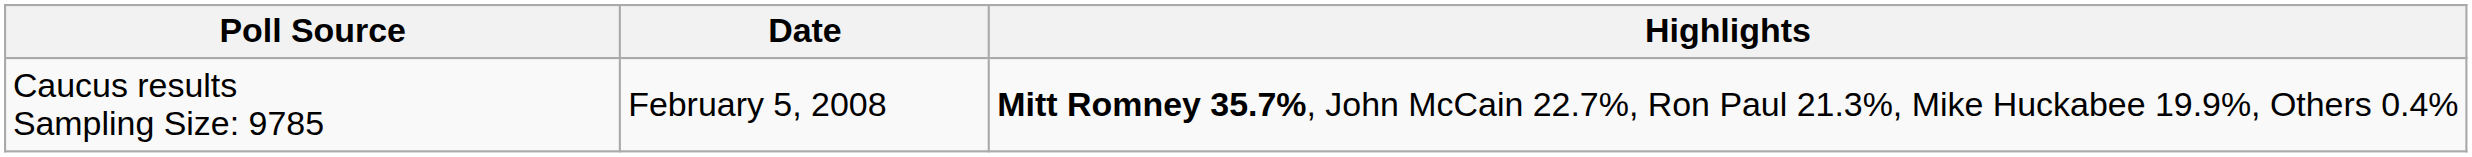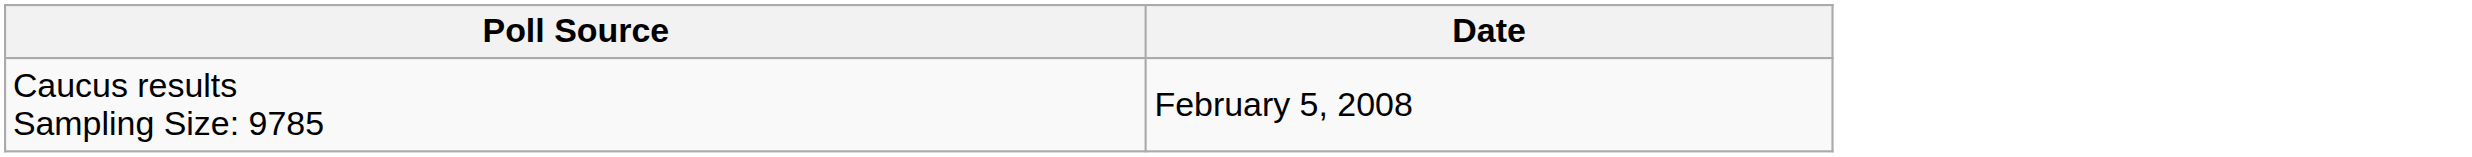- column: (1728, 31)
